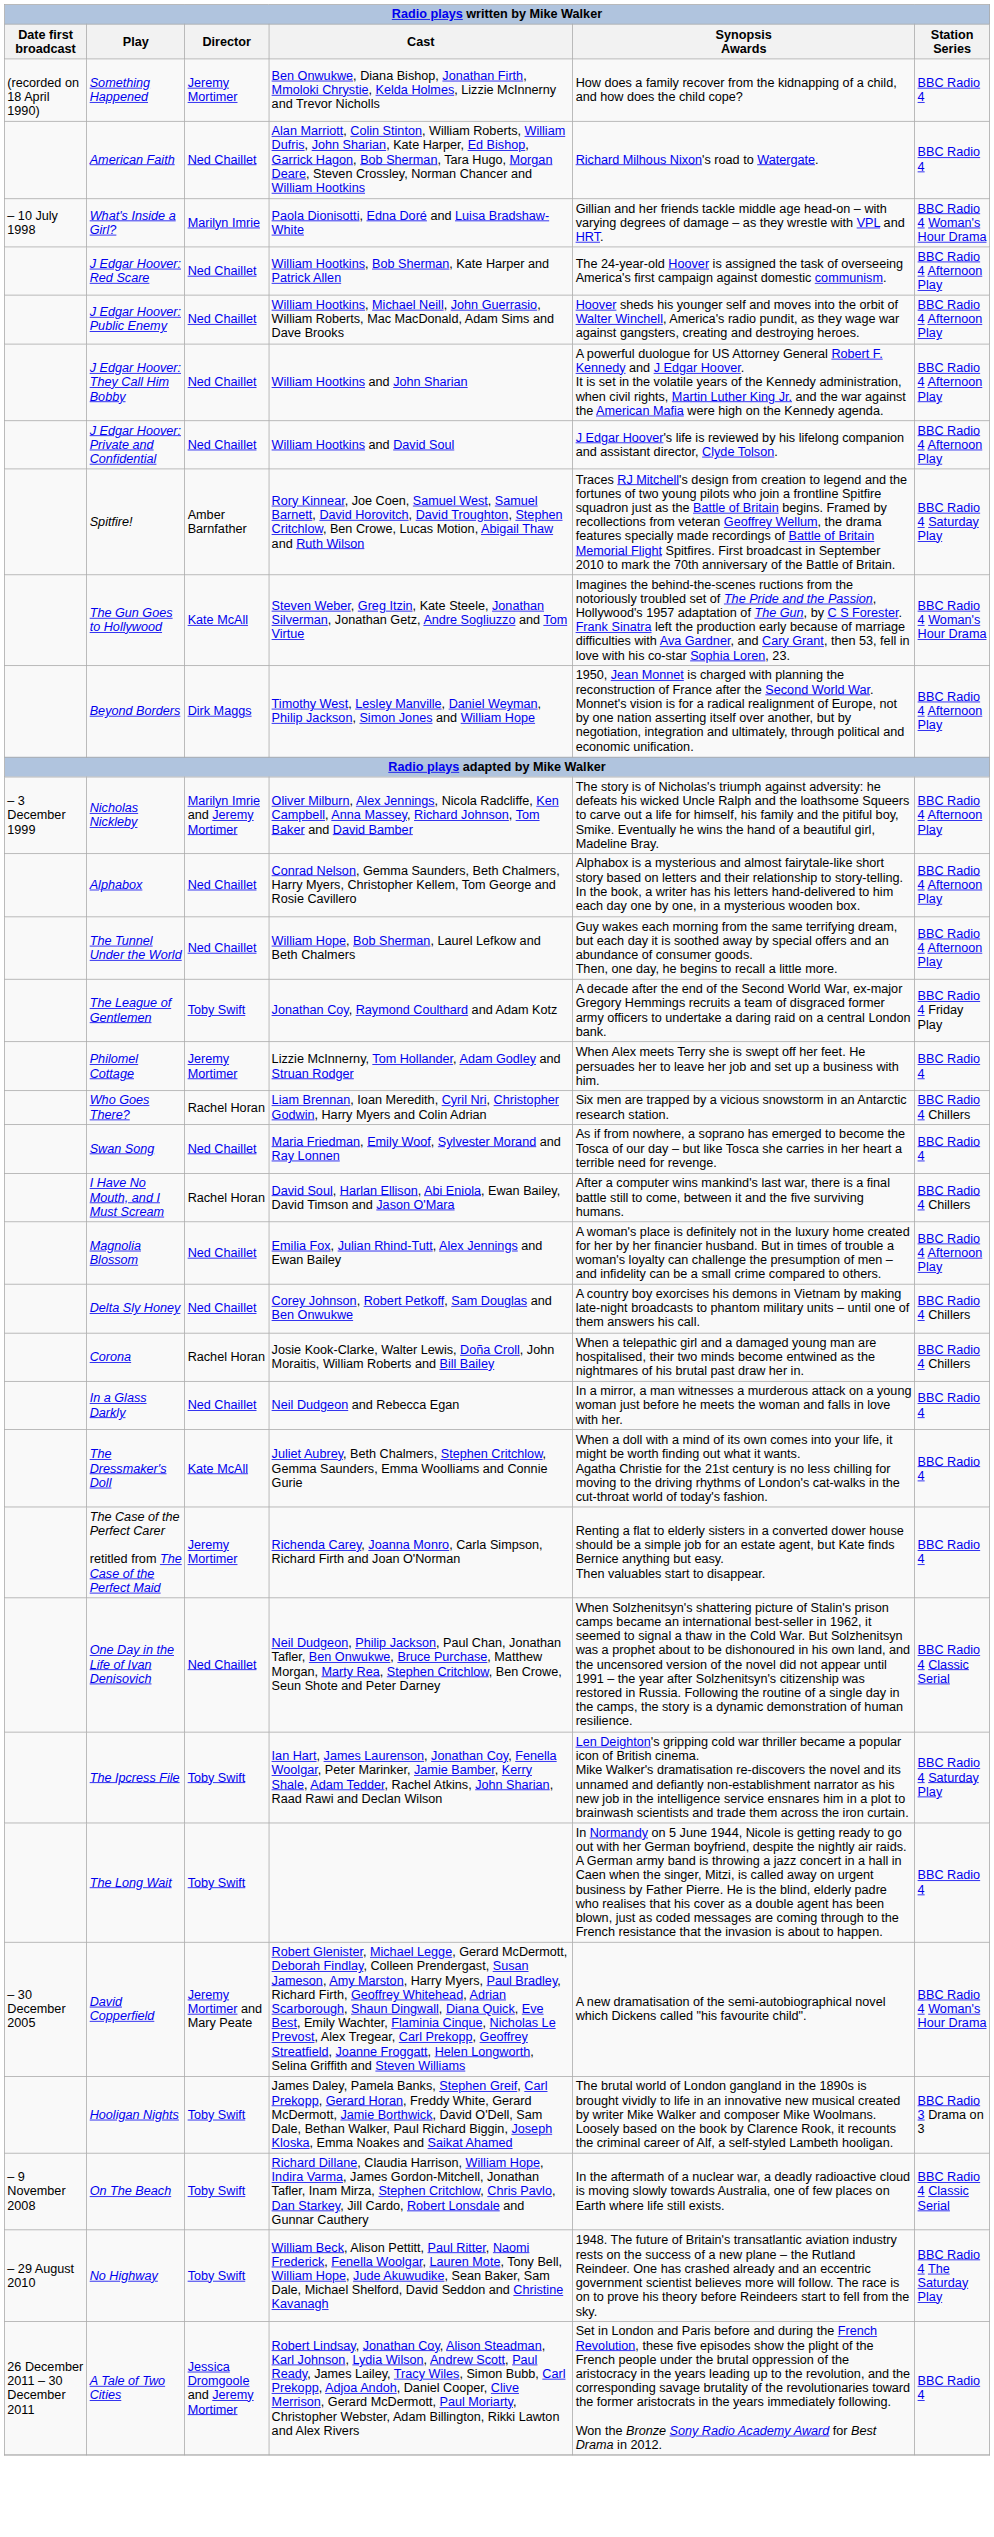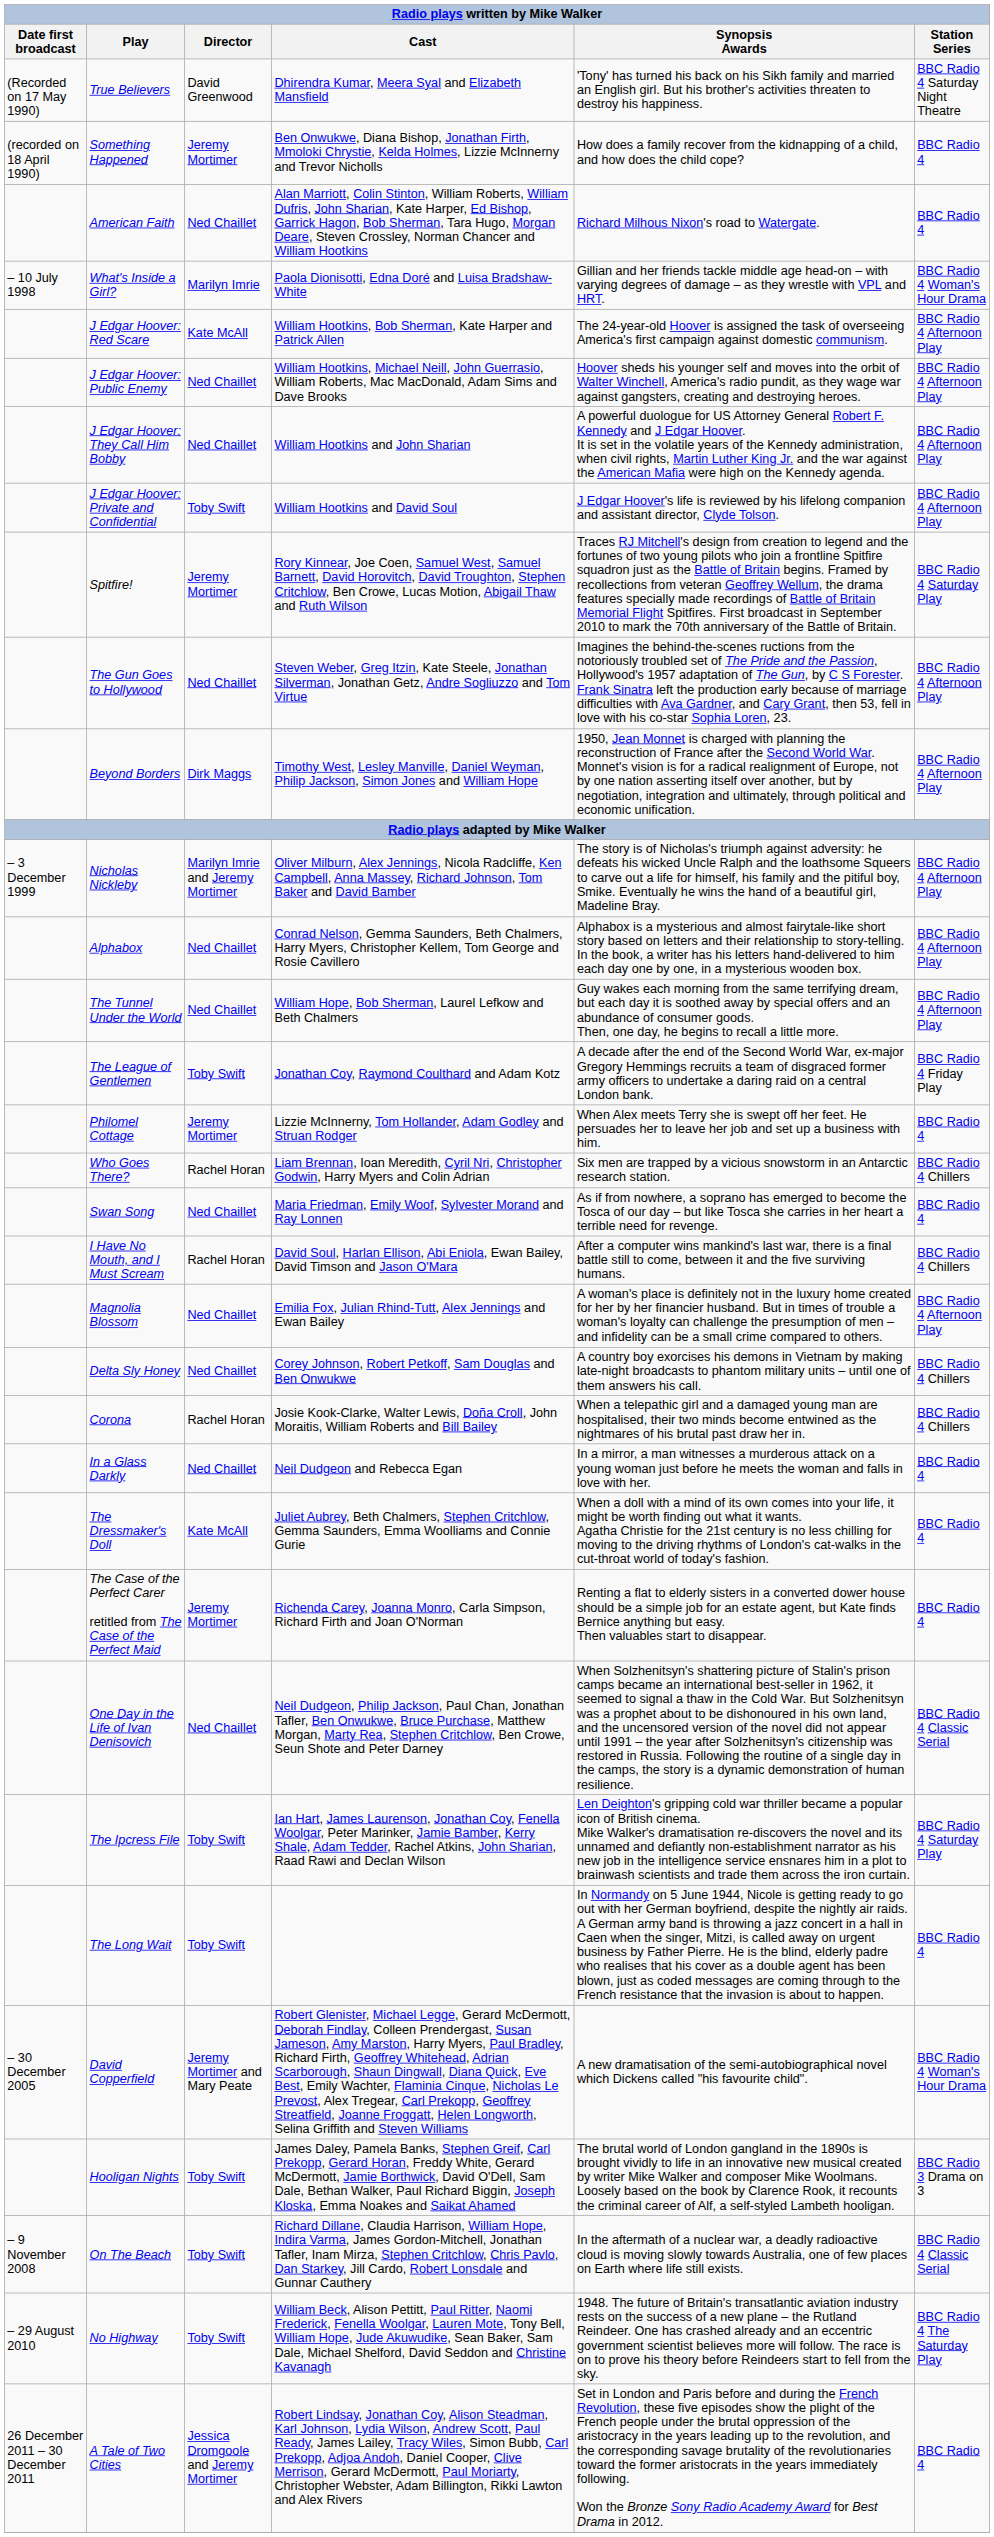+ row: (130, 90)
(222, 271) Ned Chaillet -> (218, 333) Kate McAll
(222, 445) Ned Chaillet -> (216, 507) Toby Swift
(217, 521) Amber Barnfather -> (212, 584) Jeremy Mortimer
(218, 620) Kate McAll -> (222, 682) Ned Chaillet
(952, 620) BBC Radio 4 Woman's Hour Drama -> (949, 682) BBC Radio 4 Afternoon Play
